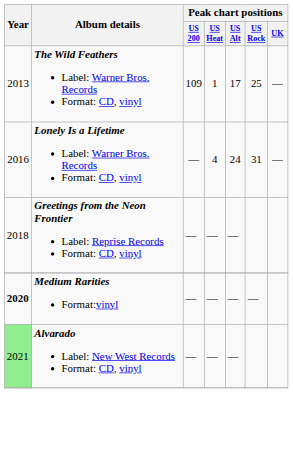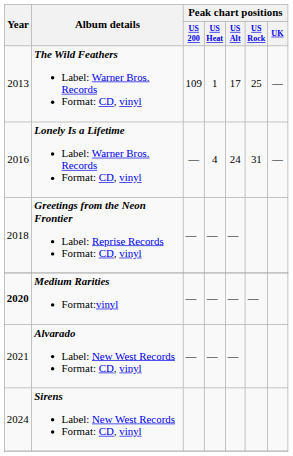(18, 356) lightgreen background -> (18, 356) no background
+ row: (107, 414)
